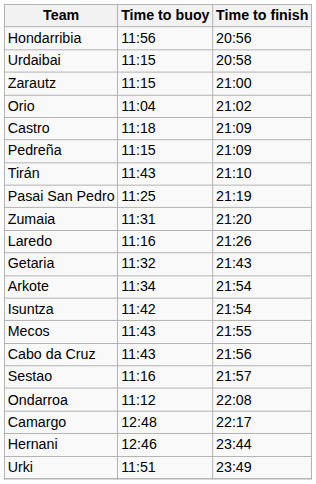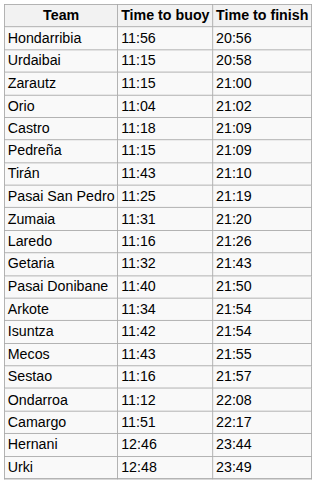+ row: (58, 286)
- row: (52, 354)
(139, 422) 12:48 -> (138, 422) 11:51
(138, 467) 11:51 -> (139, 467) 12:48
